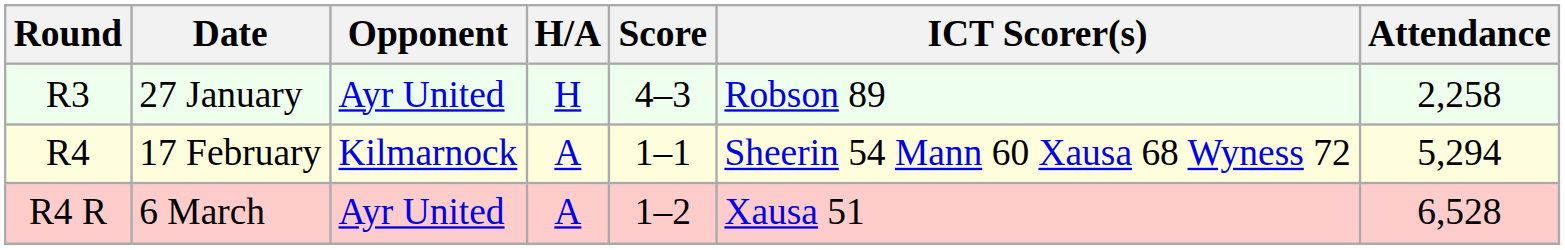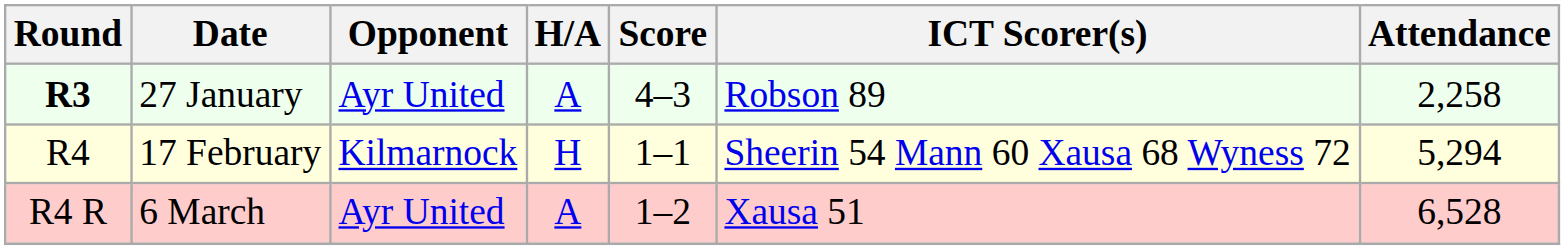(68, 93) normal -> (68, 93) bold
(568, 93) H -> (568, 93) A
(568, 152) A -> (568, 152) H
